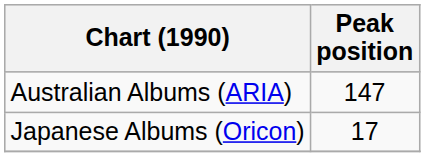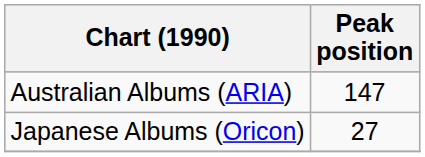(365, 131) 17 -> (365, 131) 27
